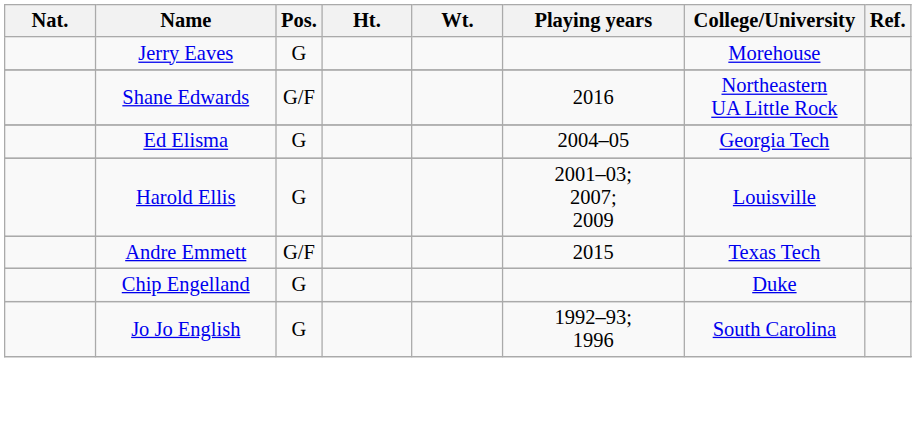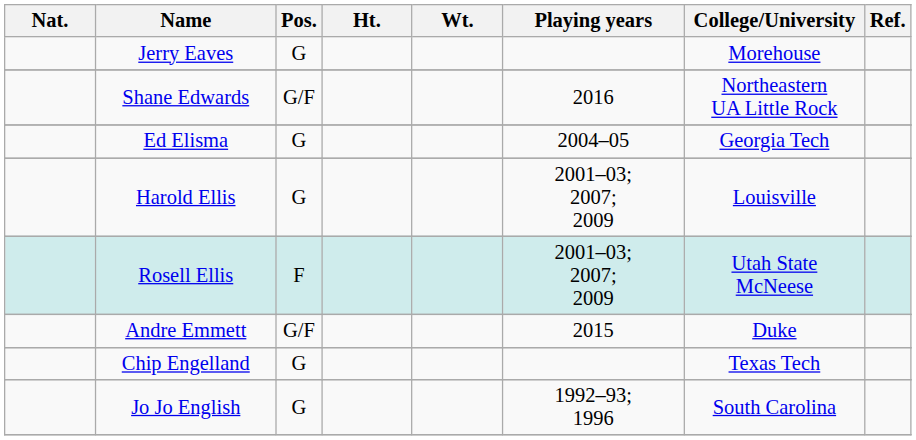+ row: (186, 275)
(774, 252) Texas Tech -> (774, 330) Duke
(774, 284) Duke -> (774, 363) Texas Tech
